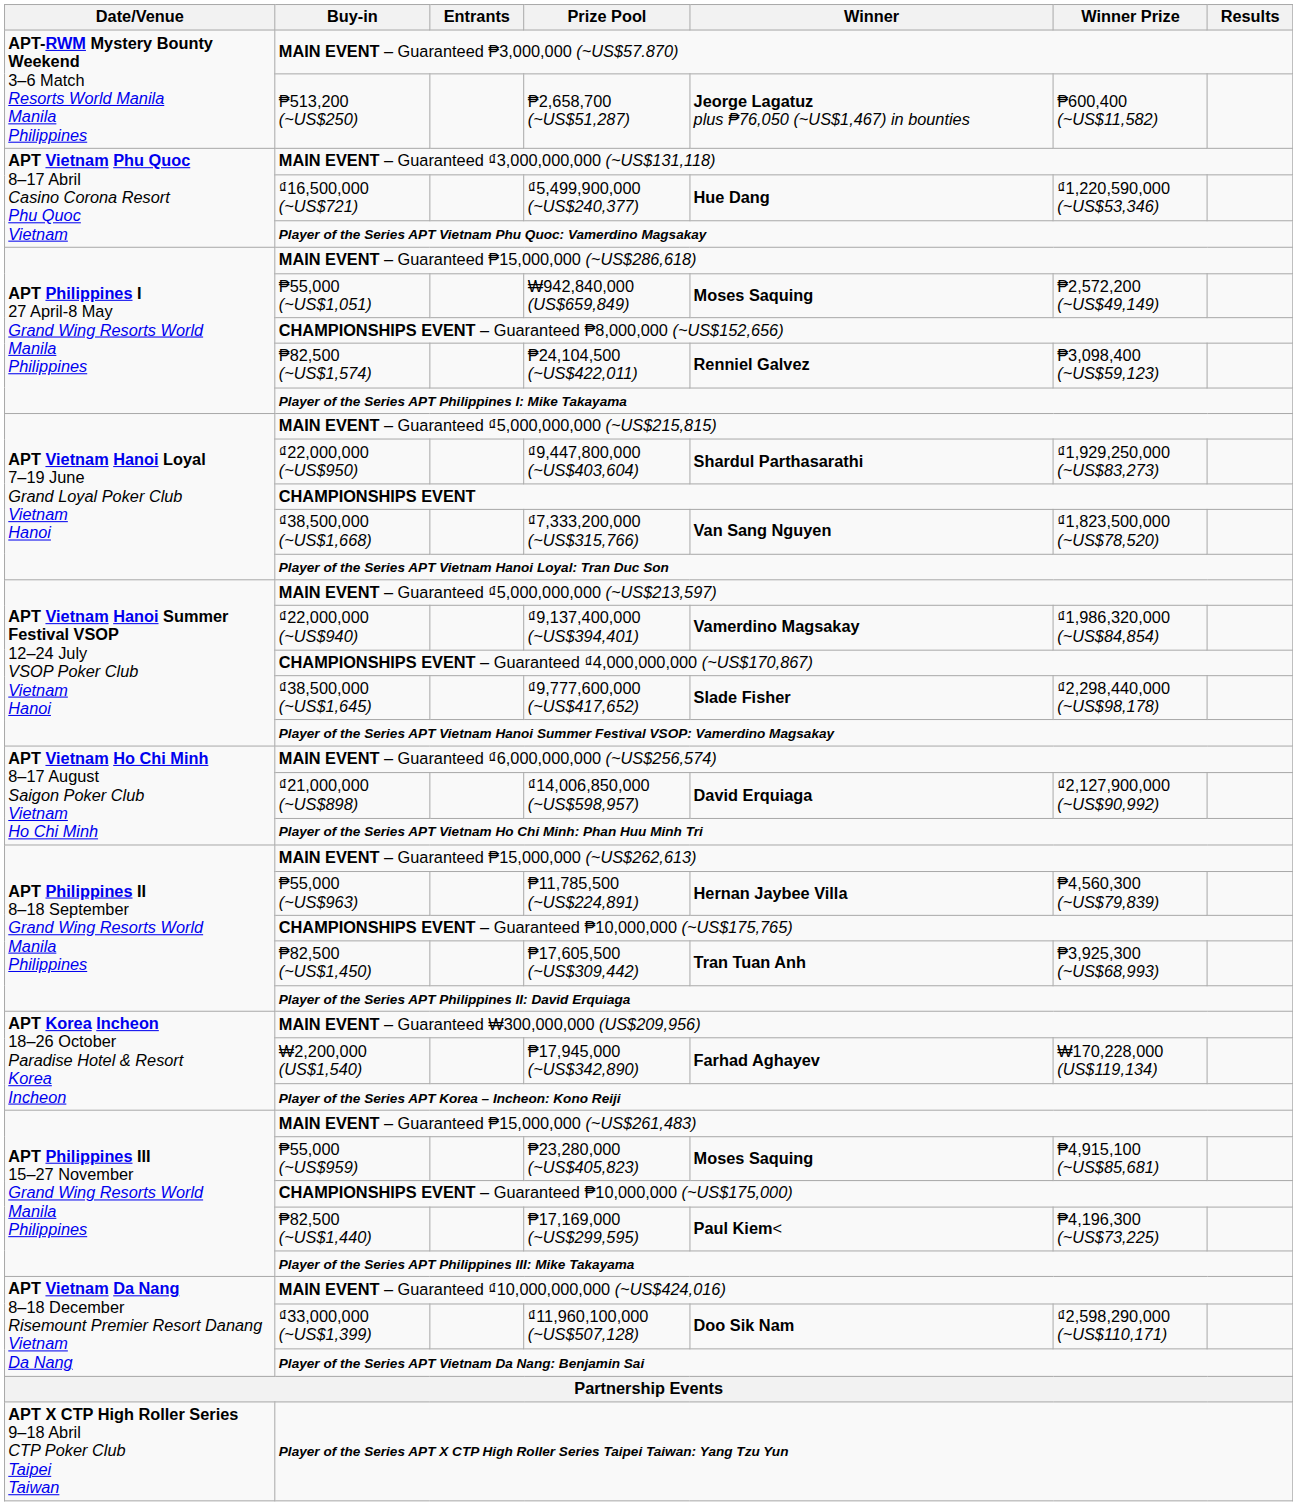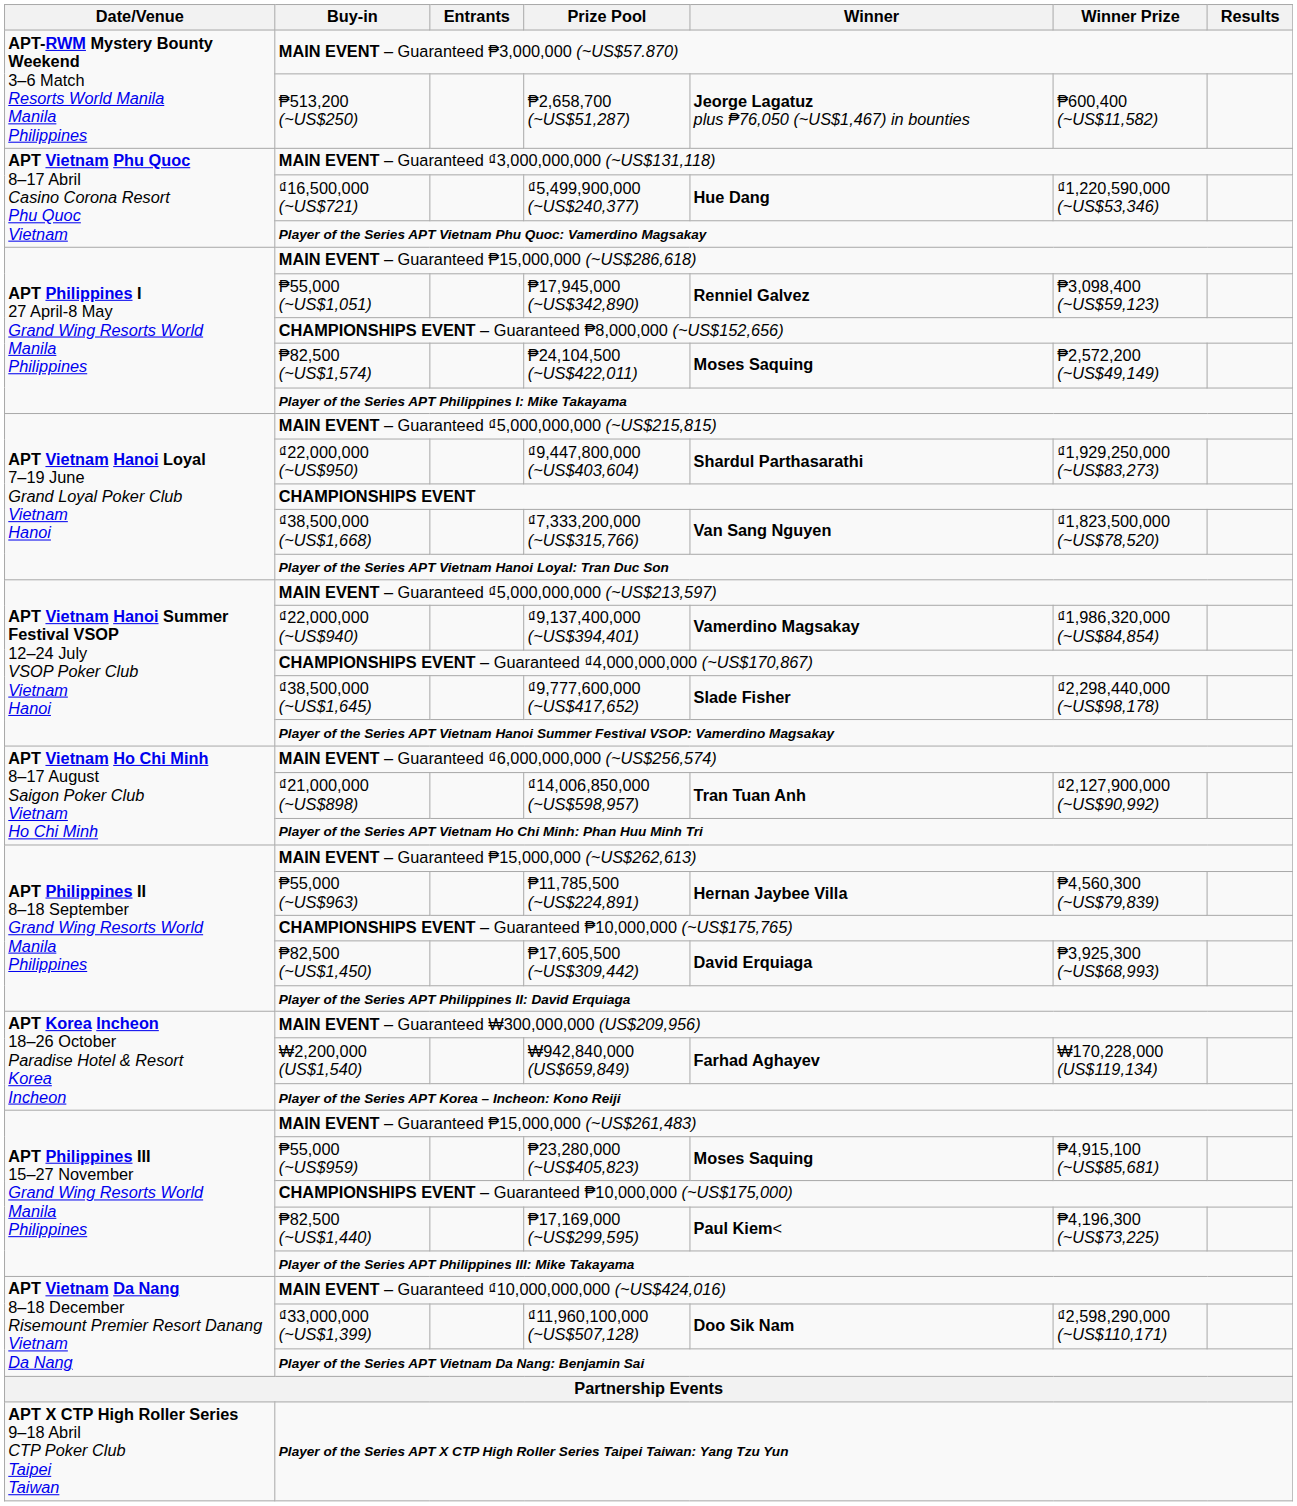(581, 295) ₩942,840,000 (US$659,849) -> (583, 295) ₱17,945,000 (~US$342,890)
(753, 295) Moses Saquing -> (752, 295) Renniel Galvez
(1108, 295) ₱2,572,200 (~US$49,149) -> (1108, 295) ₱3,098,400 (~US$59,123)
(752, 365) Renniel Galvez -> (753, 365) Moses Saquing
(1108, 365) ₱3,098,400 (~US$59,123) -> (1108, 365) ₱2,572,200 (~US$49,149)
(753, 795) David Erquiaga -> (750, 795) Tran Tuan Anh
(750, 963) Tran Tuan Anh -> (753, 963) David Erquiaga
(583, 1060) ₱17,945,000 (~US$342,890) -> (581, 1060) ₩942,840,000 (US$659,849)
